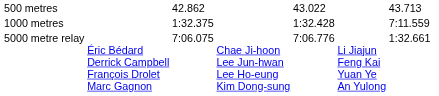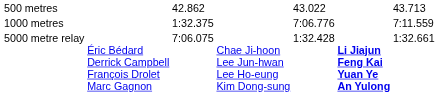(314, 23) 1:32.428 -> (314, 23) 7:06.776
(314, 38) 7:06.776 -> (314, 38) 1:32.428
(362, 68) normal -> (364, 68) bold
